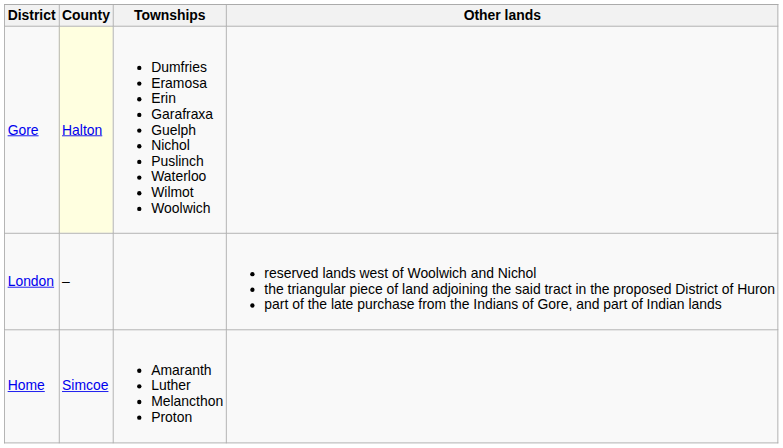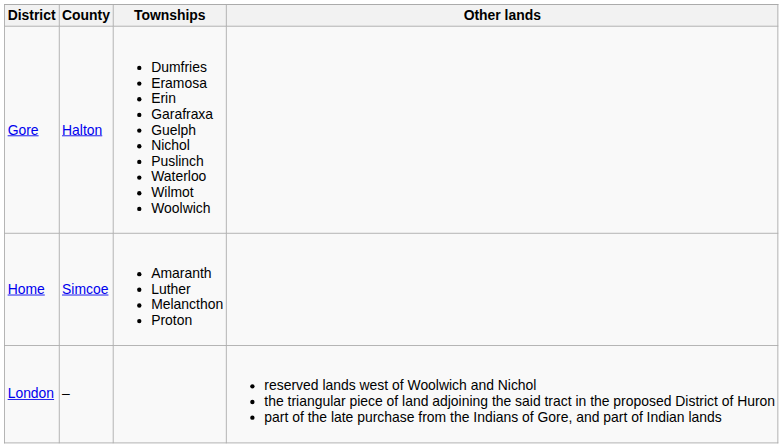(82, 129) lightyellow background -> (82, 129) no background
rows swapped: (26, 386) <-> (31, 281)
